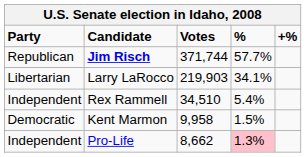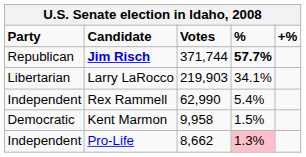(253, 57) normal -> (253, 57) bold
(200, 99) 34,510 -> (200, 99) 62,990
